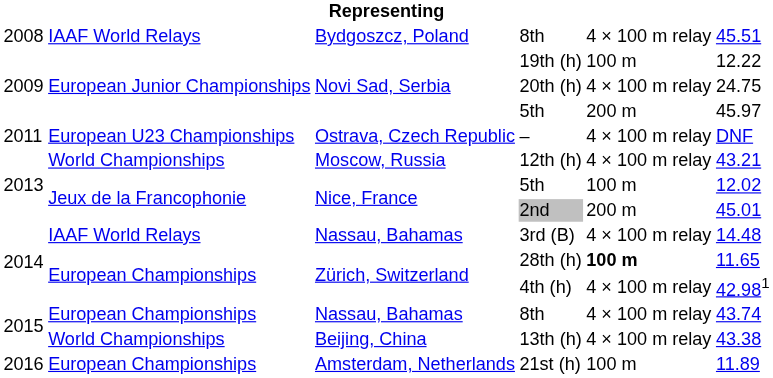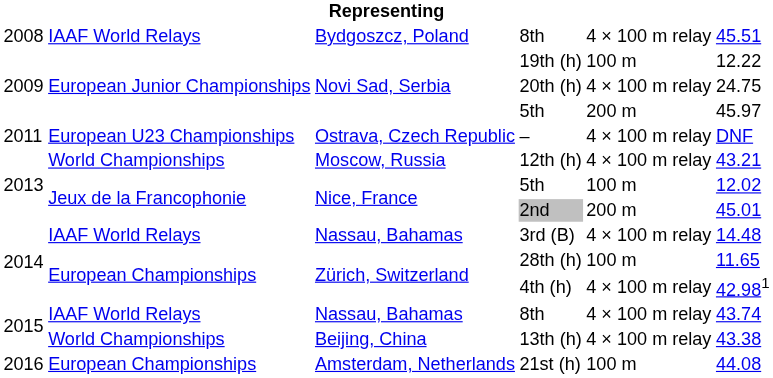(612, 260) bold -> (611, 260) normal
(152, 314) European Championships -> (124, 314) IAAF World Relays
(738, 364) 11.89 -> (739, 364) 44.08
